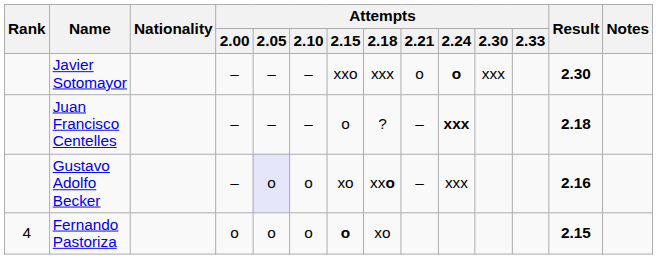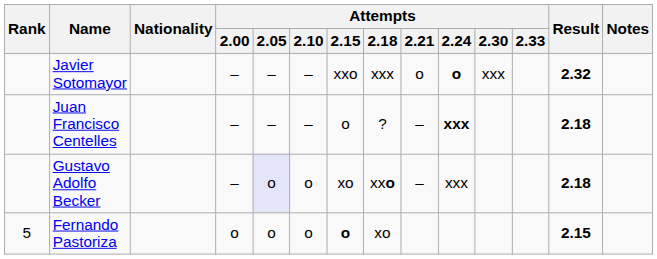(576, 74) 2.30 -> (576, 74) 2.32
(576, 183) 2.16 -> (576, 183) 2.18
(27, 233) 4 -> (27, 233) 5
